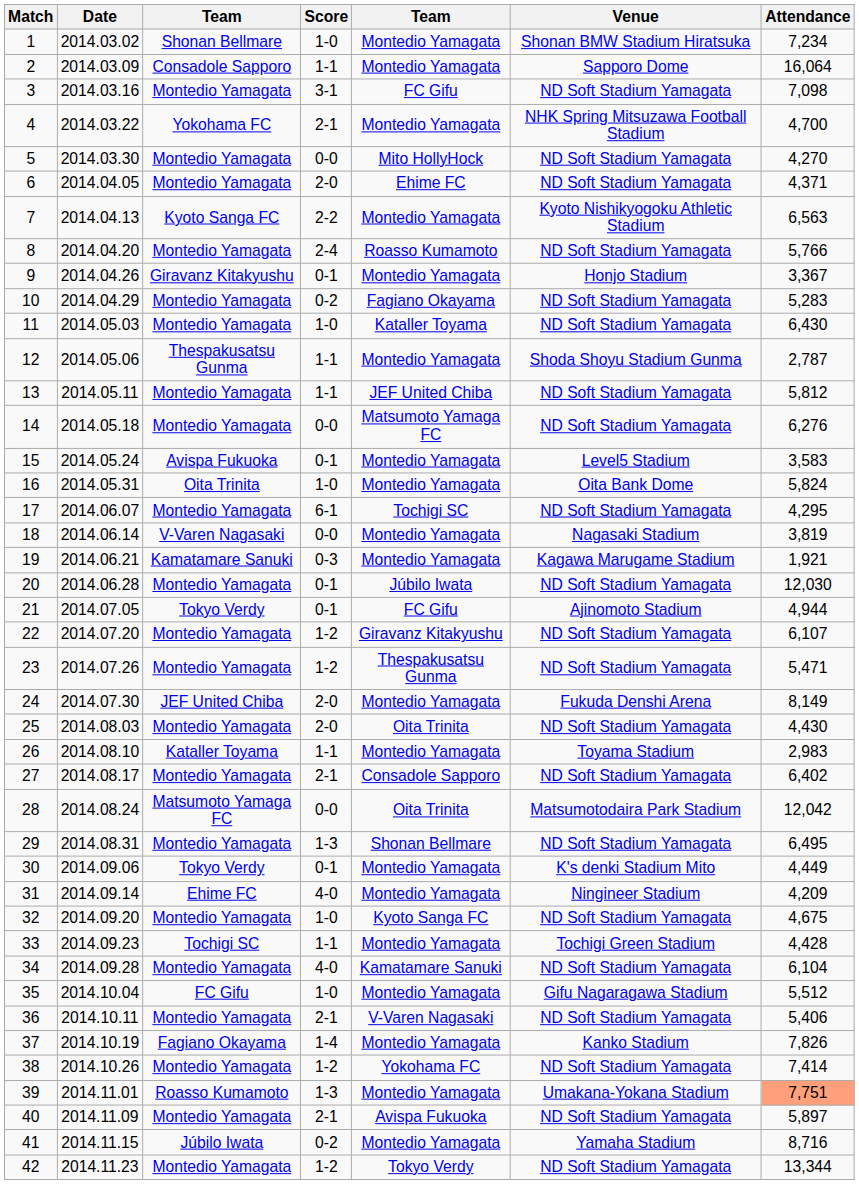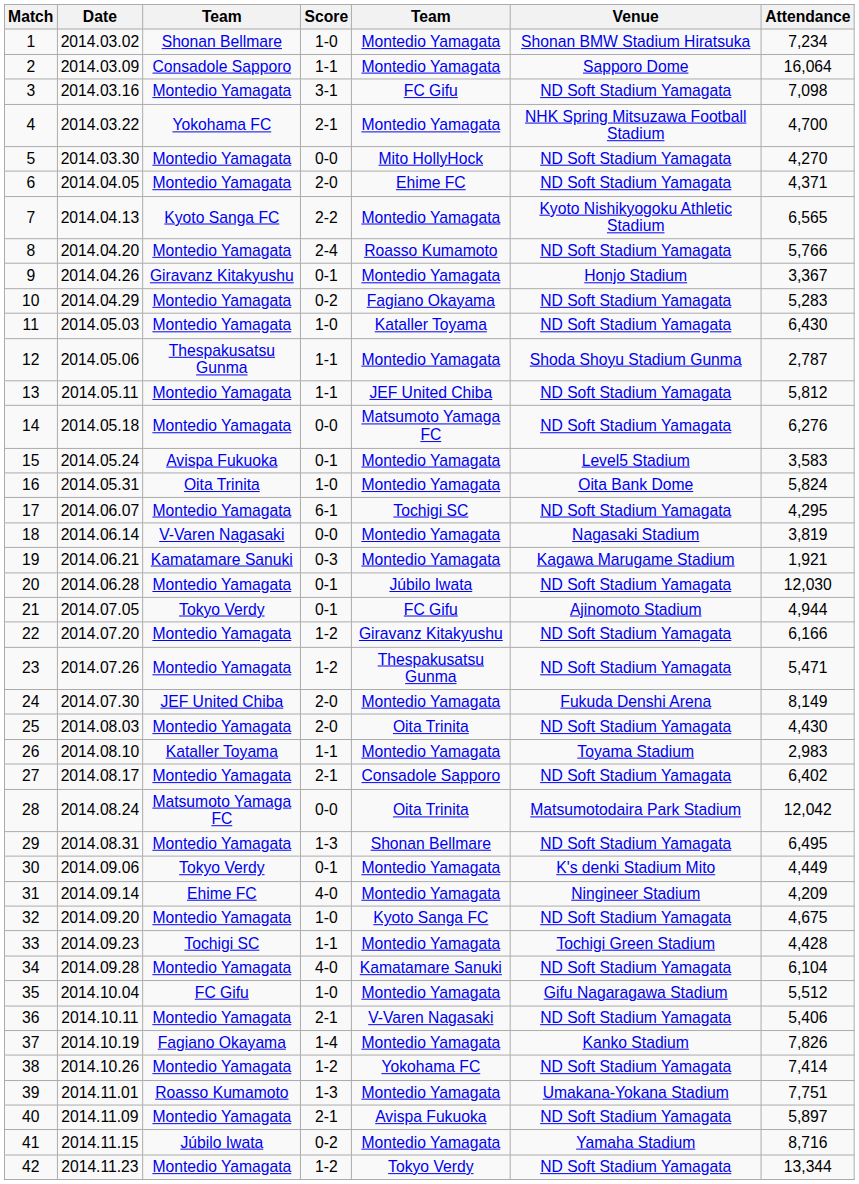(808, 217) 6,563 -> (808, 217) 6,565
(808, 634) 6,107 -> (808, 634) 6,166
(808, 1092) lightsalmon background -> (808, 1092) no background
